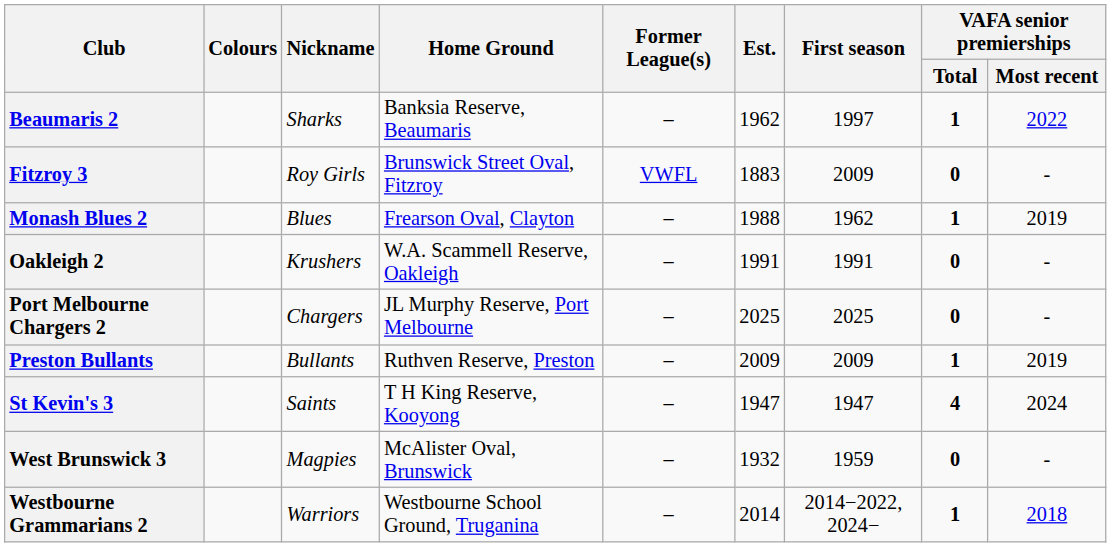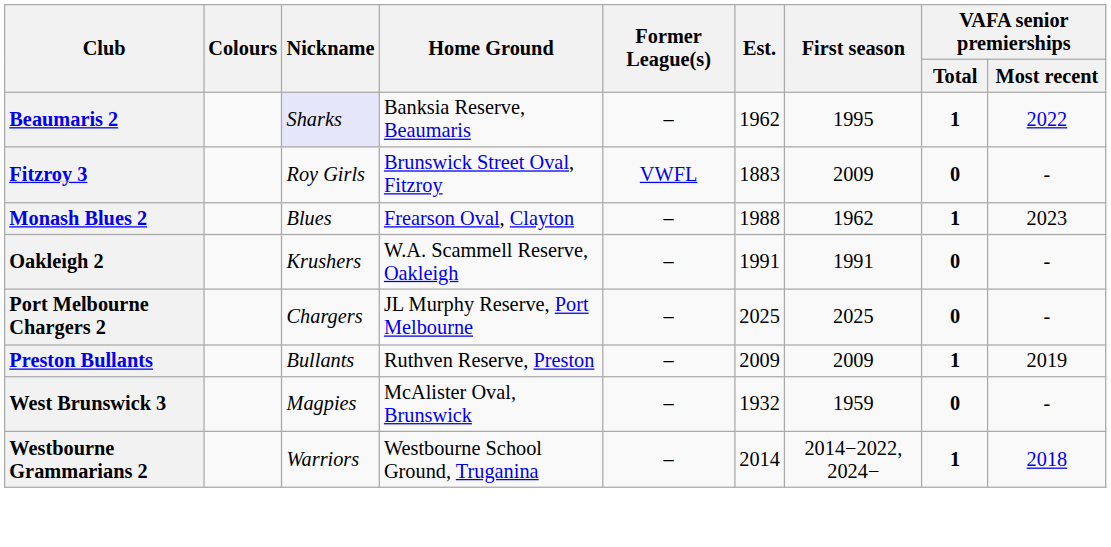(314, 119) no background -> (314, 119) lavender background
(853, 119) 1997 -> (853, 119) 1995
(1047, 218) 2019 -> (1047, 218) 2023
- row: (61, 404)
